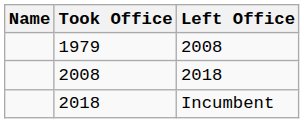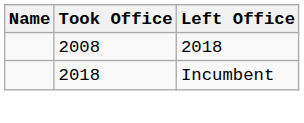- row: (79, 47)
